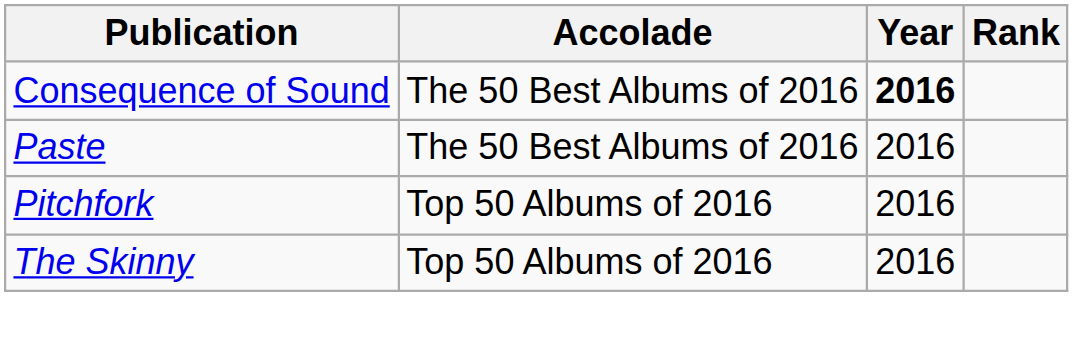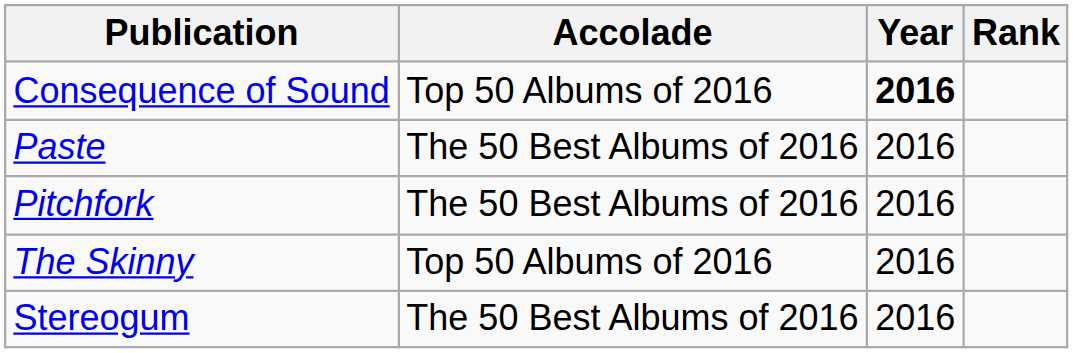(632, 90) The 50 Best Albums of 2016 -> (589, 90) Top 50 Albums of 2016
(589, 204) Top 50 Albums of 2016 -> (632, 204) The 50 Best Albums of 2016
+ row: (101, 318)
